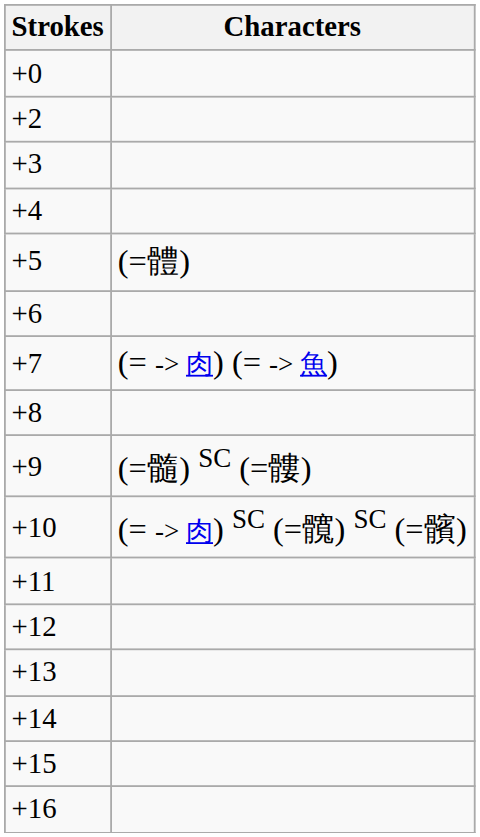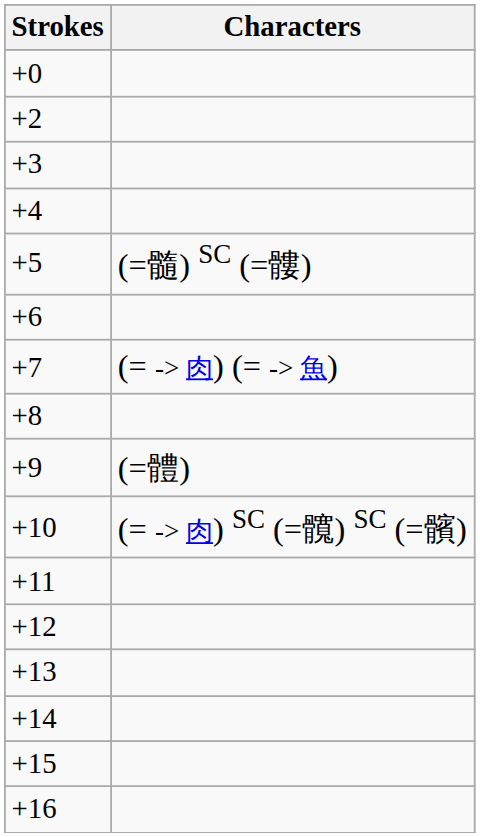(154, 262) (=體) -> (215, 262) (=髓) SC (=髏)
(215, 464) (=髓) SC (=髏) -> (154, 468) (=體)
